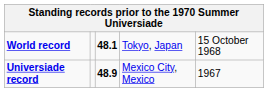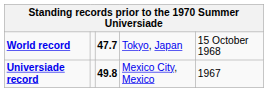(107, 46) 48.1 -> (107, 46) 47.7
(107, 73) 48.9 -> (107, 73) 49.8
